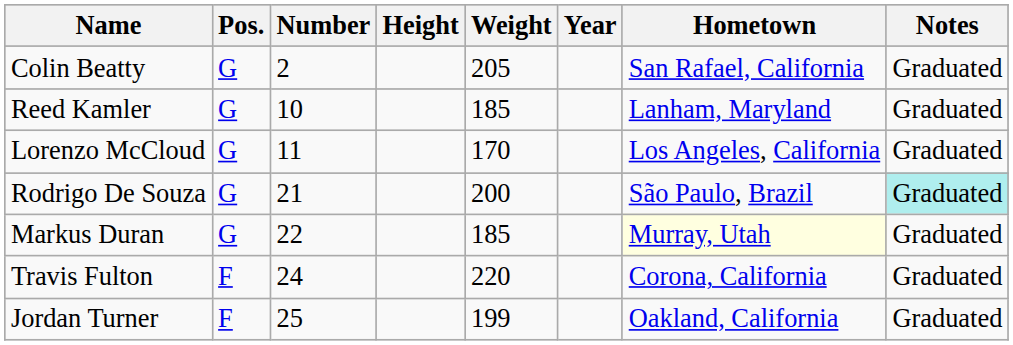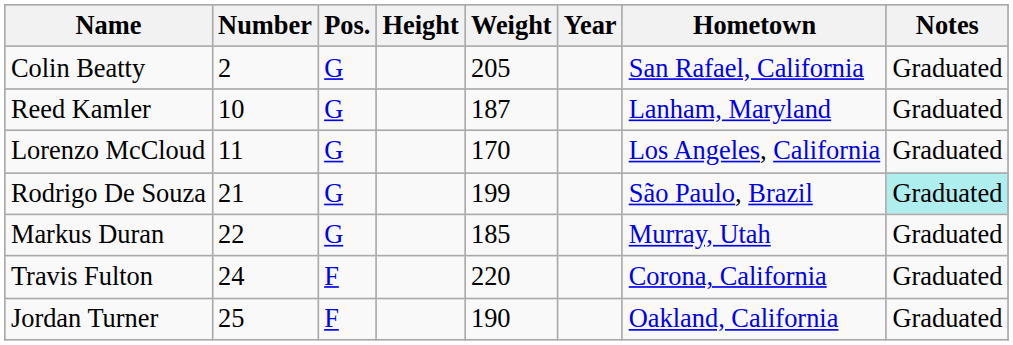columns swapped: (323, 25) <-> (241, 25)
(491, 109) 185 -> (491, 109) 187
(491, 192) 200 -> (491, 192) 199
(700, 234) lightyellow background -> (700, 234) no background
(491, 318) 199 -> (491, 318) 190
